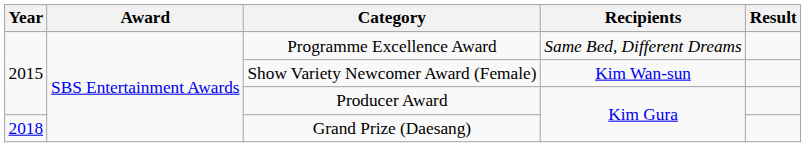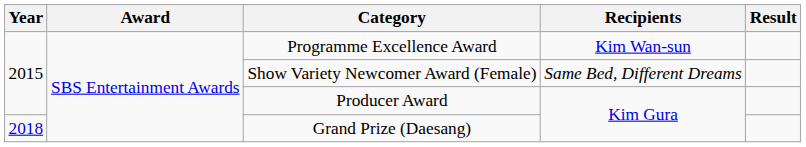(643, 45) Same Bed, Different Dreams -> (643, 45) Kim Wan-sun
(643, 73) Kim Wan-sun -> (643, 73) Same Bed, Different Dreams
